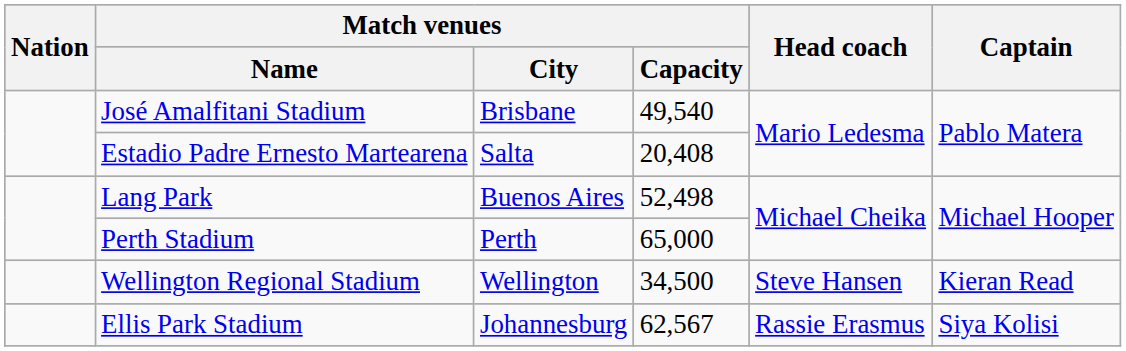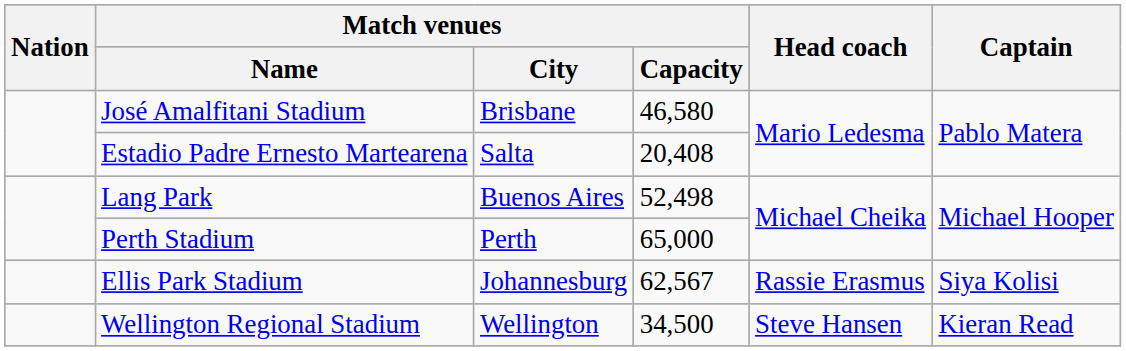(677, 111) 49,540 -> (677, 111) 46,580
rows swapped: (261, 281) <-> (202, 324)
